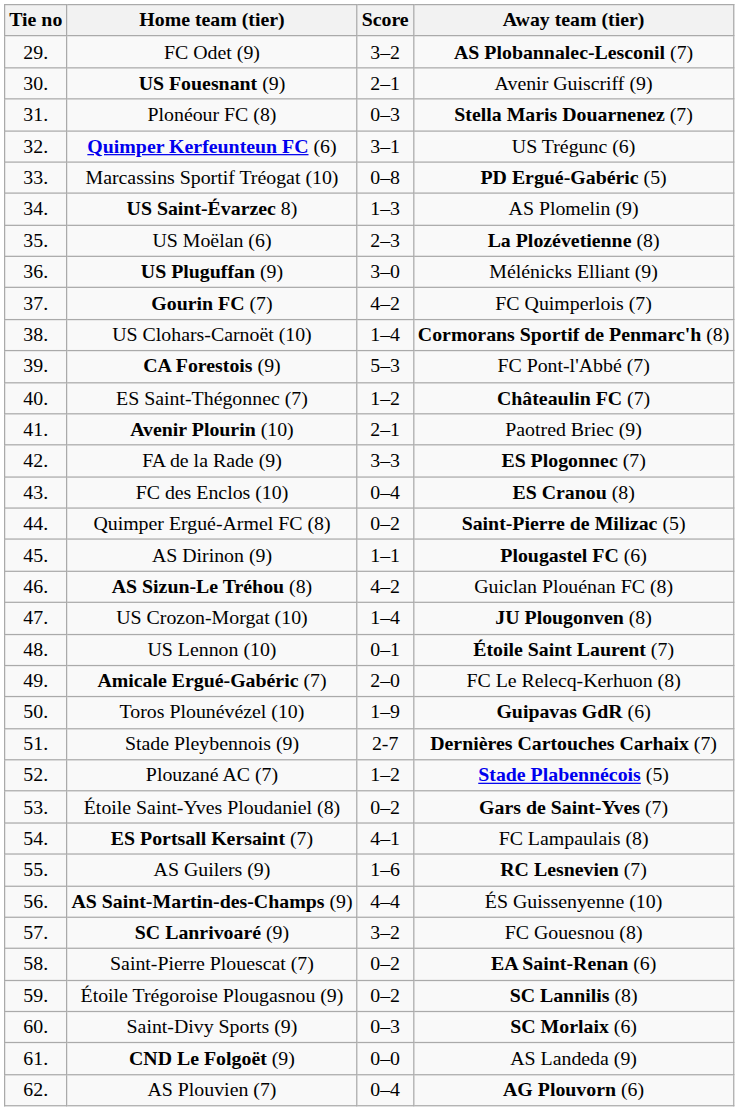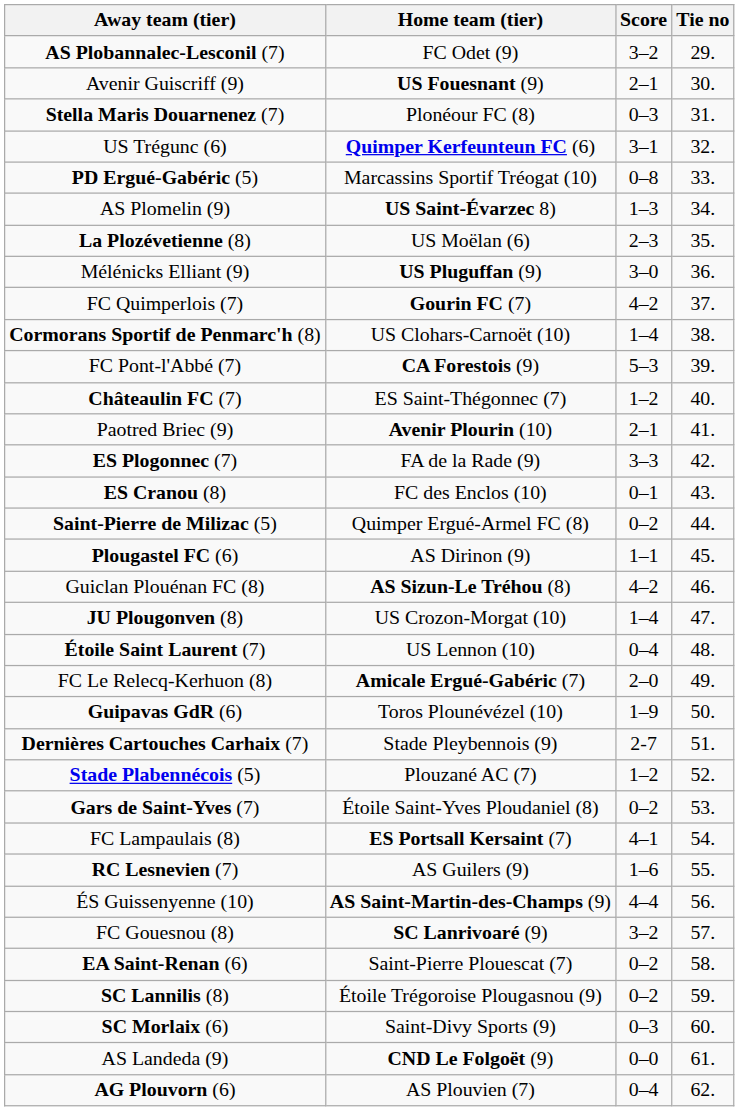columns swapped: (36, 20) <-> (574, 20)
(385, 492) 0–4 -> (644, 492) 0–1
(385, 649) 0–1 -> (644, 649) 0–4
